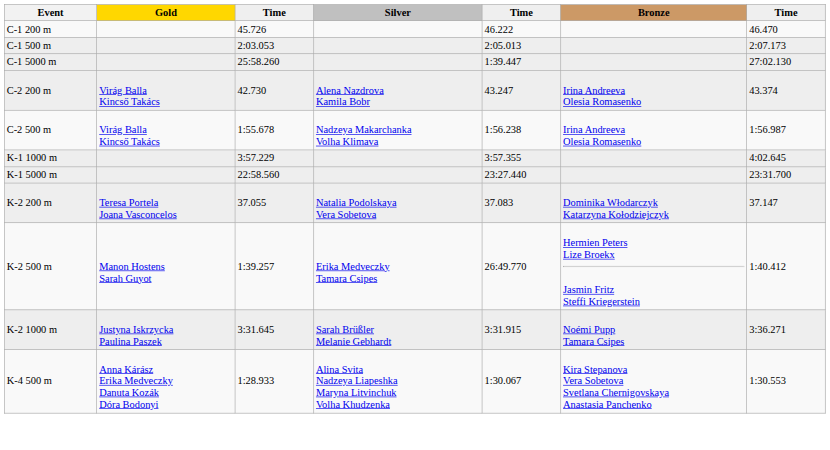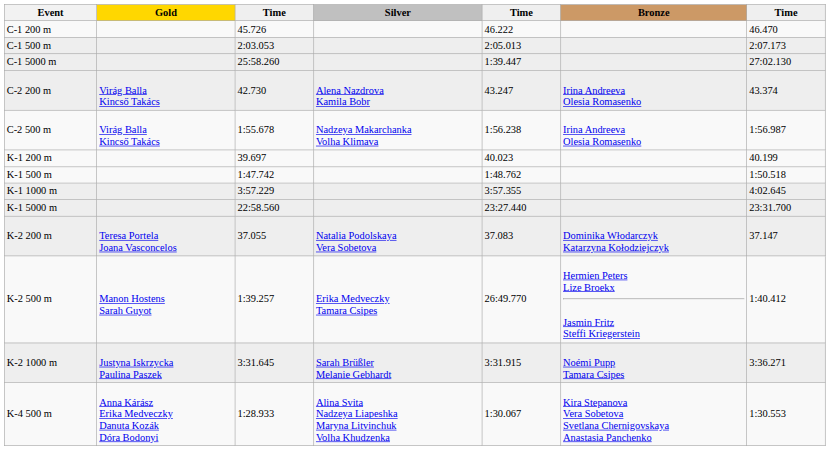+ row: (29, 158)
+ row: (29, 175)
